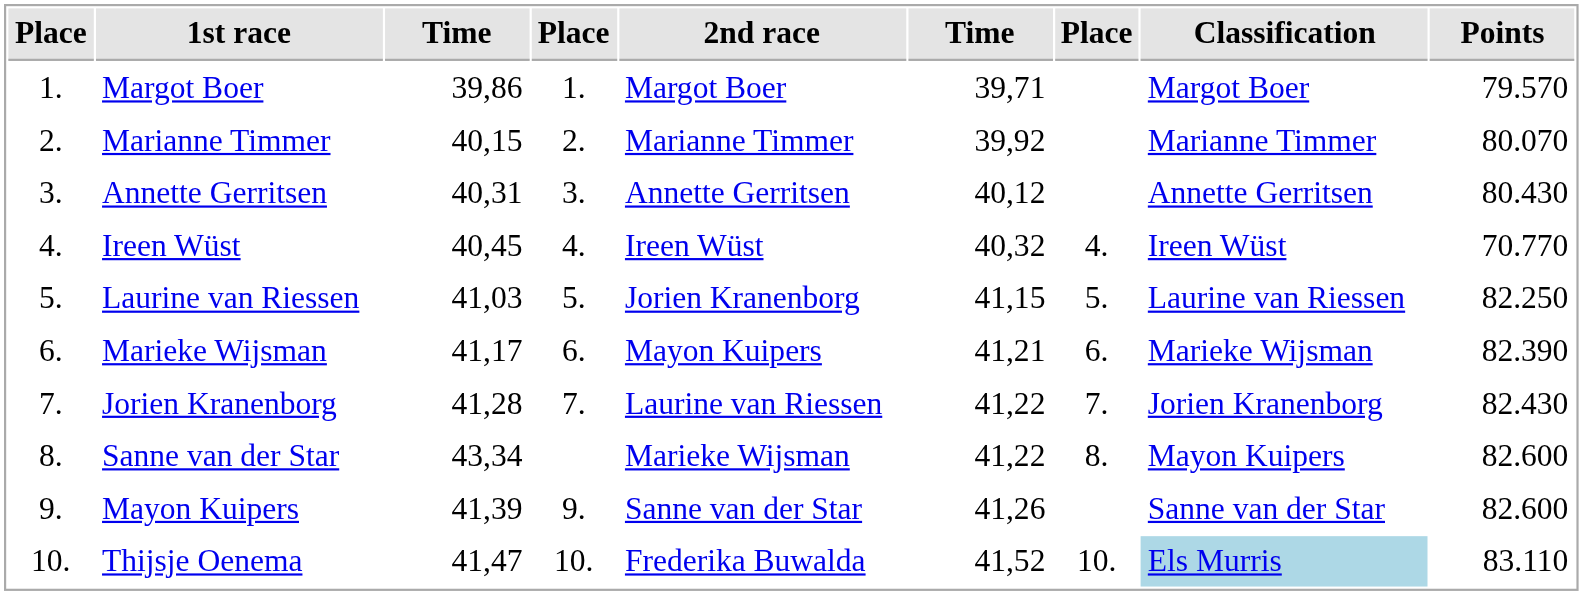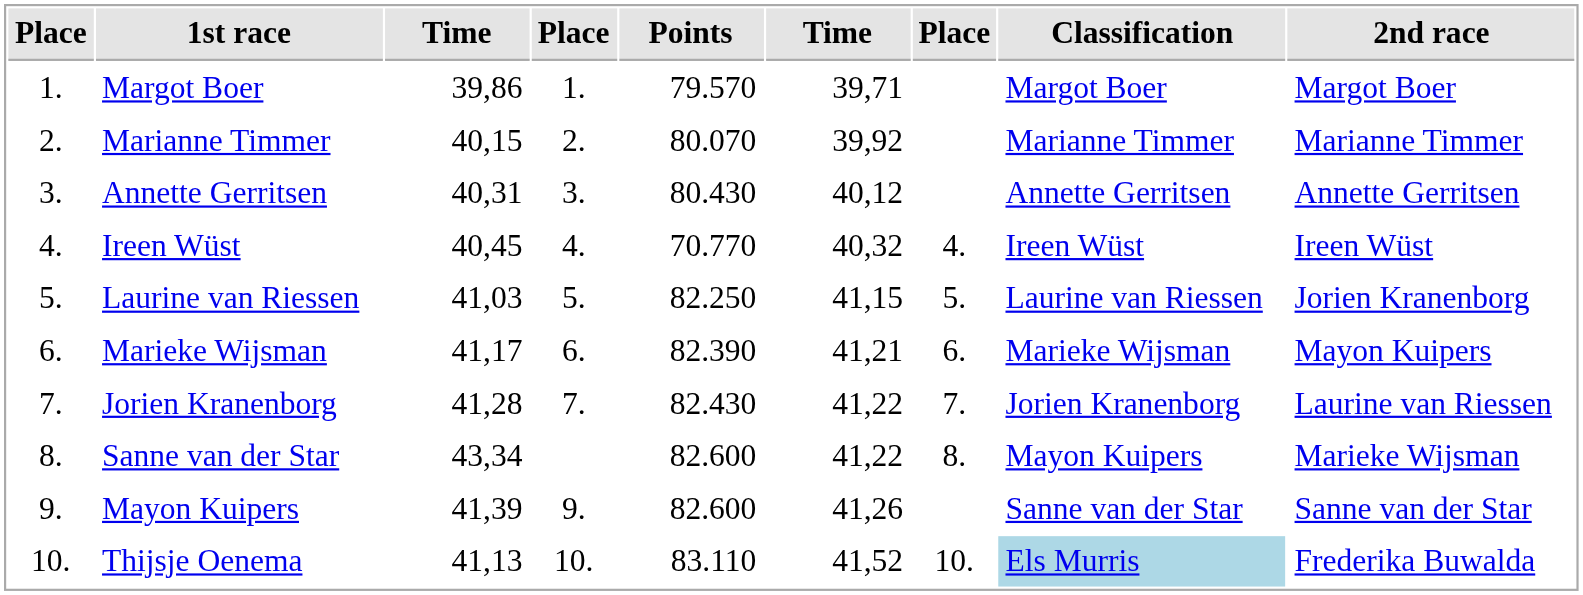columns swapped: (762, 32) <-> (1503, 32)
(487, 560) 41,47 -> (487, 560) 41,13
